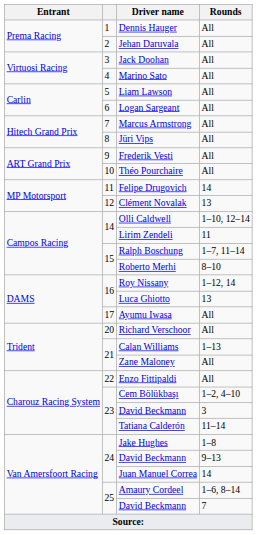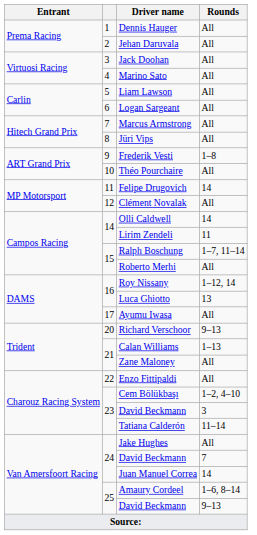(208, 155) All -> (209, 155) 1–8
(206, 203) 13 -> (208, 203) All
(226, 219) 1–10, 12–14 -> (206, 219) 14
(211, 266) 8–10 -> (208, 266) All
(208, 330) All -> (211, 330) 9–13
(209, 442) 1–8 -> (208, 442) All
(211, 458) 9–13 -> (204, 458) 7
(204, 505) 7 -> (211, 505) 9–13
